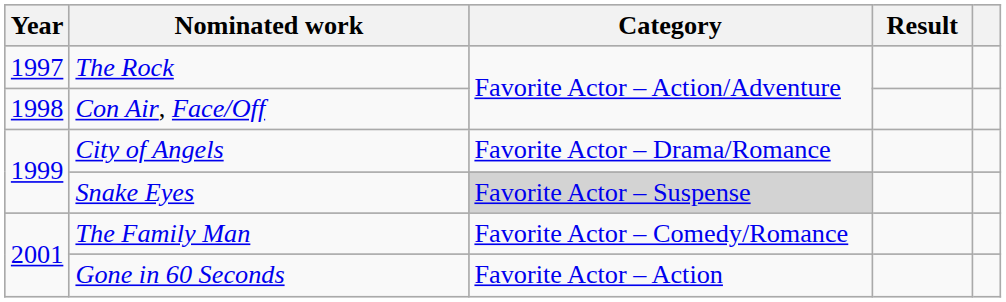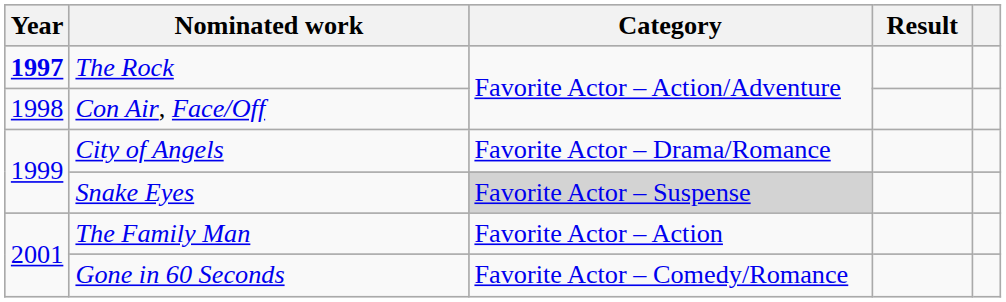(37, 66) normal -> (37, 66) bold
(661, 233) Favorite Actor – Comedy/Romance -> (599, 233) Favorite Actor – Action
(599, 274) Favorite Actor – Action -> (661, 274) Favorite Actor – Comedy/Romance
